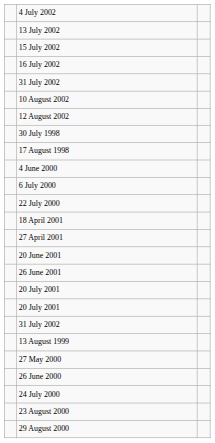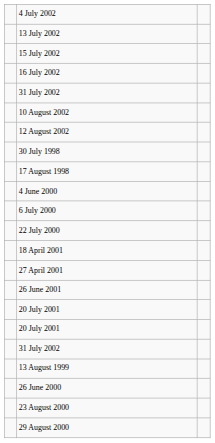- row: (11, 256)
- row: (11, 360)
- row: (11, 394)
